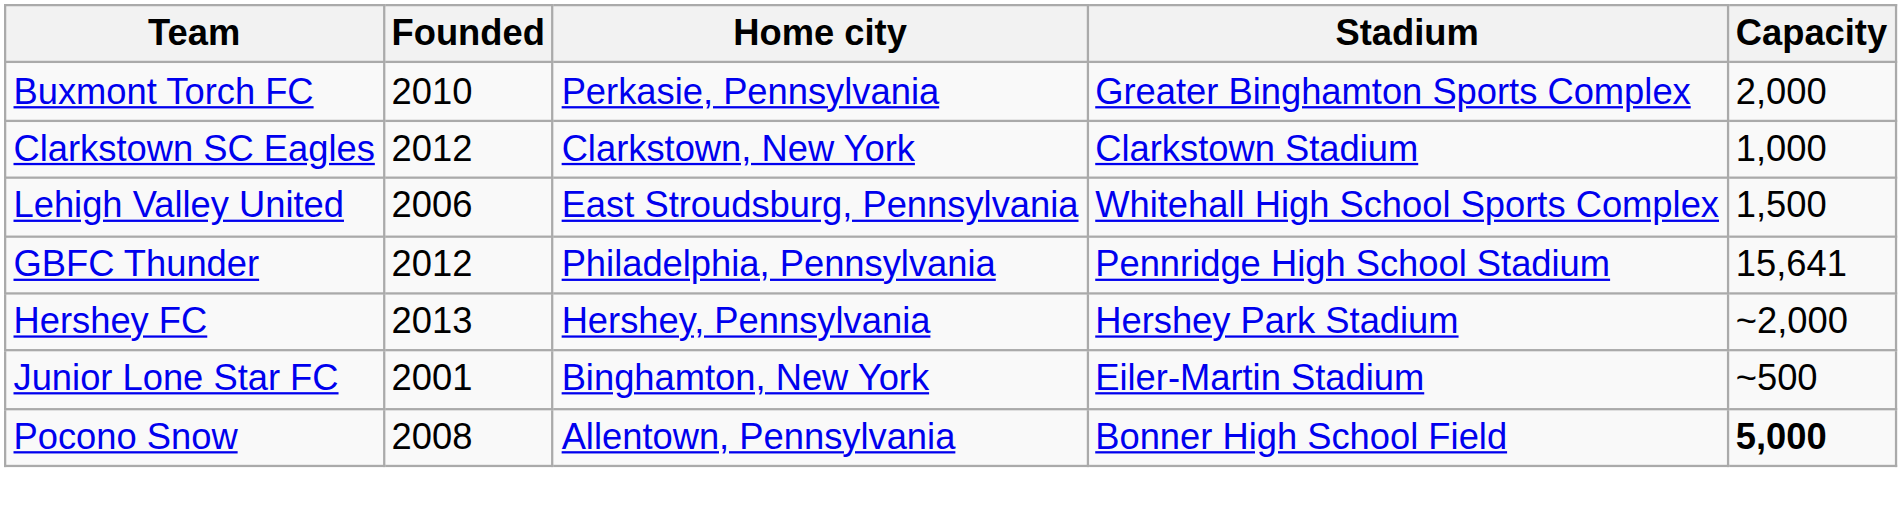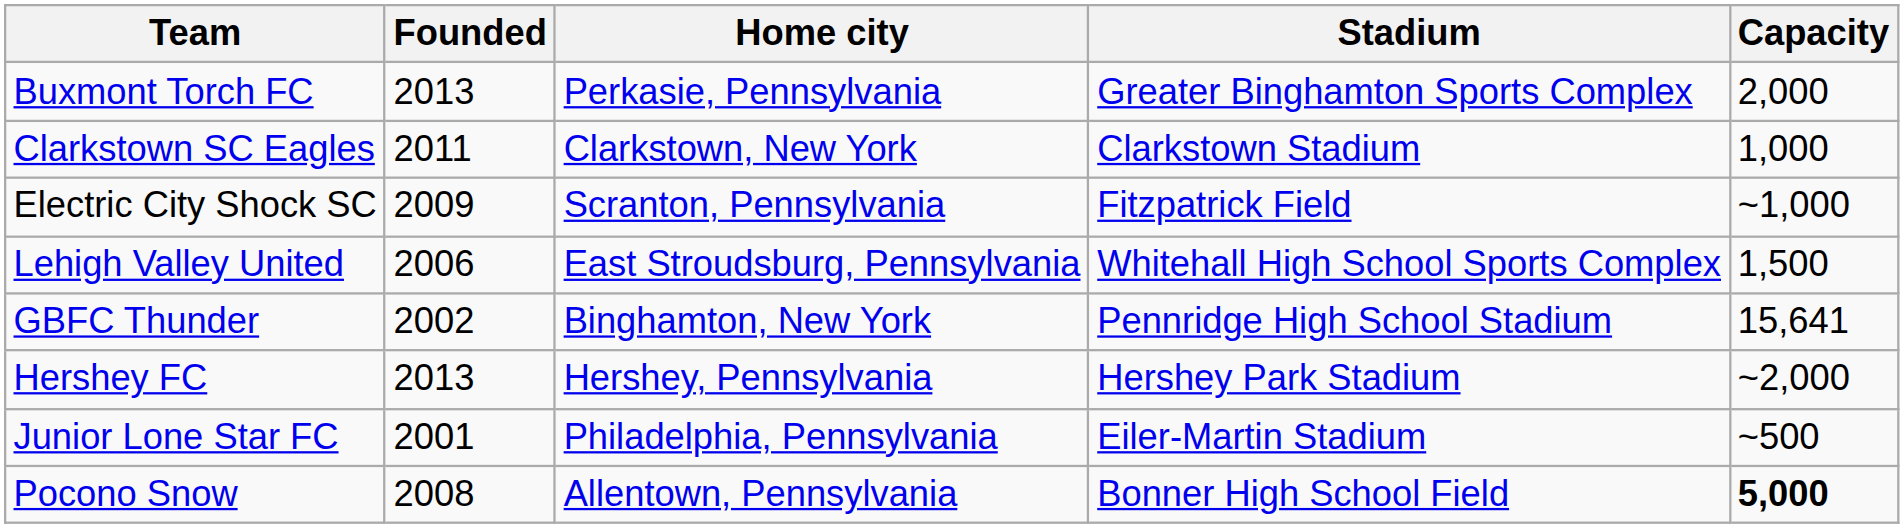(432, 90) 2010 -> (434, 90) 2013
(432, 148) 2012 -> (433, 148) 2011
+ row: (195, 206)
(432, 263) 2012 -> (434, 321) 2002
(779, 263) Philadelphia, Pennsylvania -> (747, 321) Binghamton, New York
(745, 378) Binghamton, New York -> (781, 436) Philadelphia, Pennsylvania
